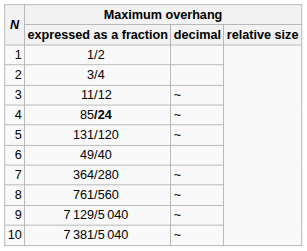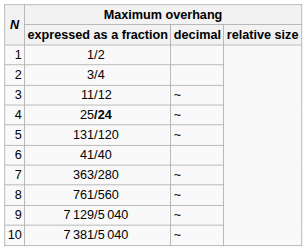(87, 115) 85 -> (87, 115) 25
(87, 155) 49 -> (87, 155) 41
(84, 175) 364 -> (84, 175) 363
